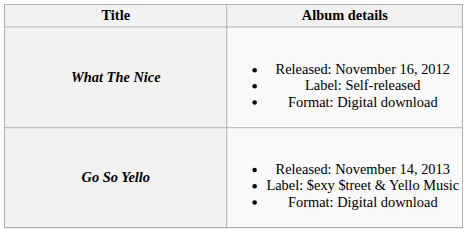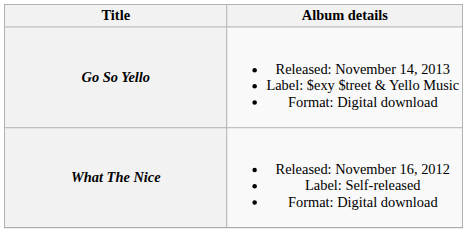rows swapped: (116, 77) <-> (116, 177)
